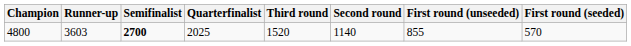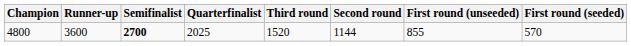(76, 31) 3603 -> (76, 31) 3600
(345, 31) 1140 -> (345, 31) 1144
